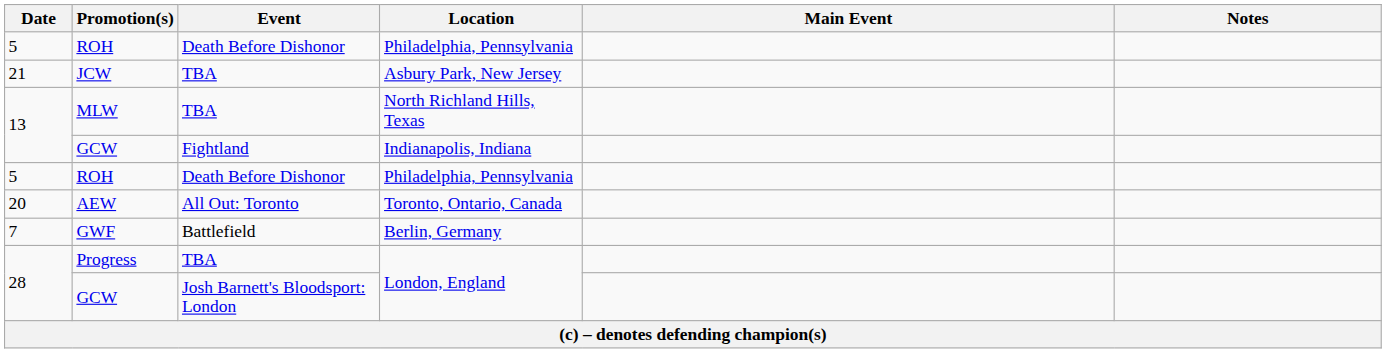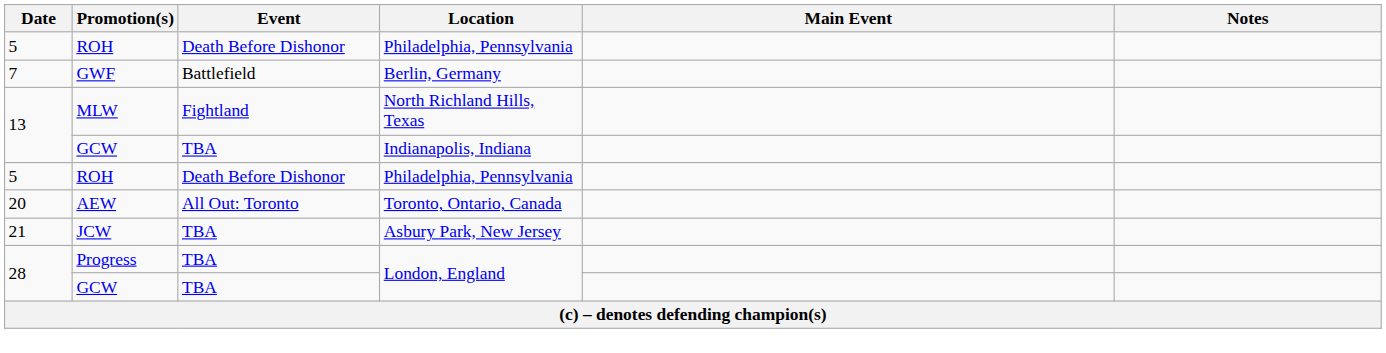rows swapped: (96, 231) <-> (94, 73)
(199, 111) TBA -> (215, 111) Fightland
(215, 148) Fightland -> (199, 148) TBA
(274, 296) Josh Barnett's Bloodsport: London -> (199, 286) TBA
